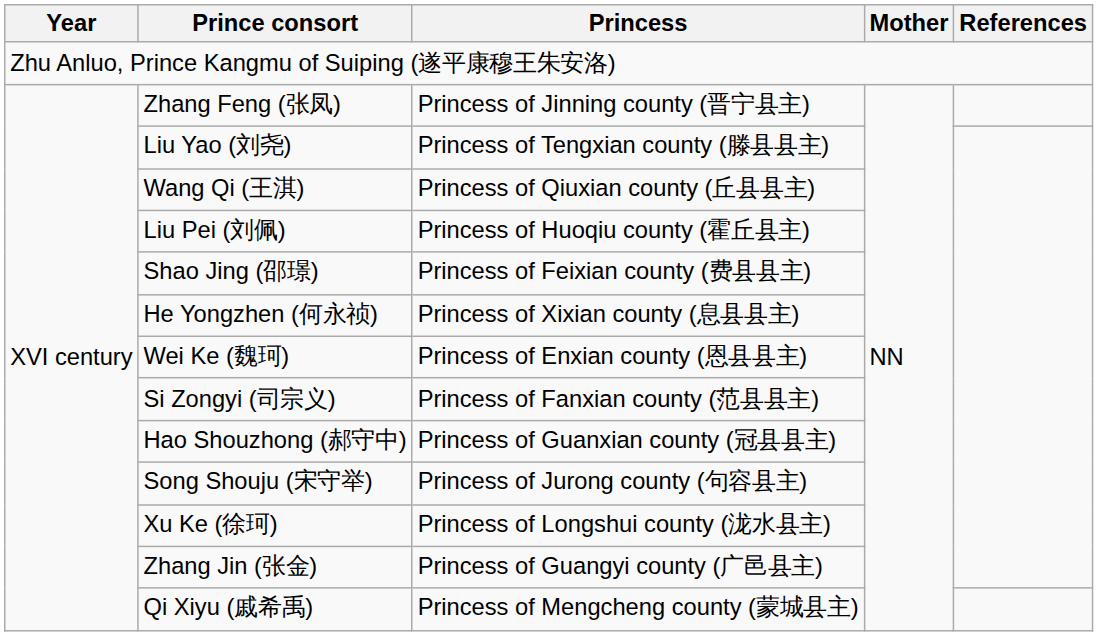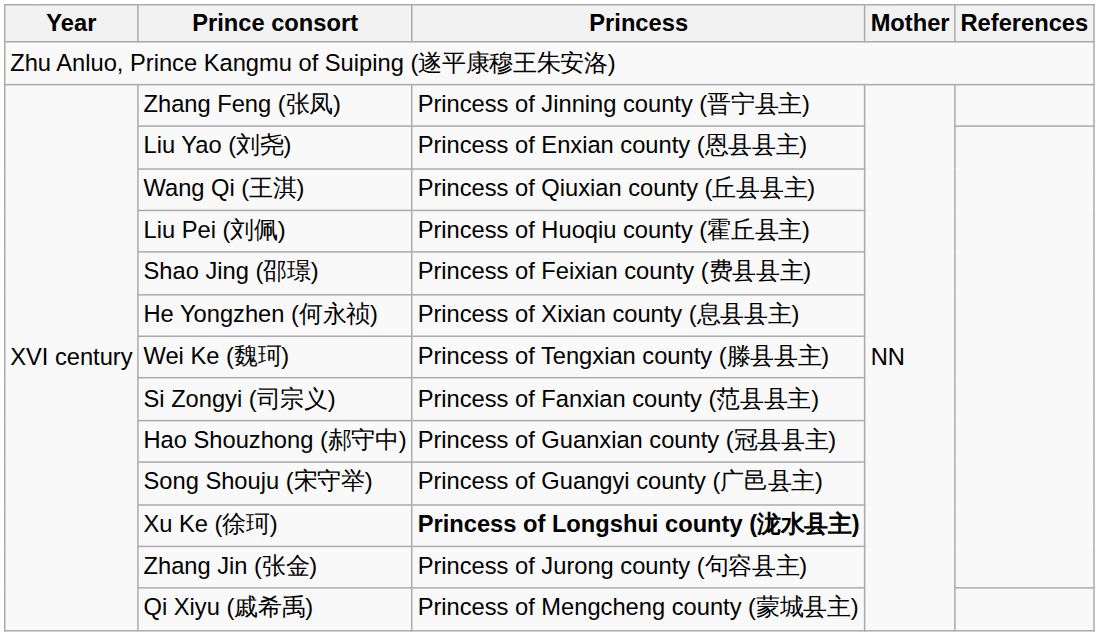(623, 146) Princess of Tengxian county (滕县县主) -> (612, 146) Princess of Enxian county (恩县县主)
(612, 356) Princess of Enxian county (恩县县主) -> (623, 356) Princess of Tengxian county (滕县县主)
(612, 482) Princess of Jurong county (句容县主) -> (620, 482) Princess of Guangyi county (广邑县主)
(624, 524) normal -> (639, 524) bold
(620, 566) Princess of Guangyi county (广邑县主) -> (612, 566) Princess of Jurong county (句容县主)
